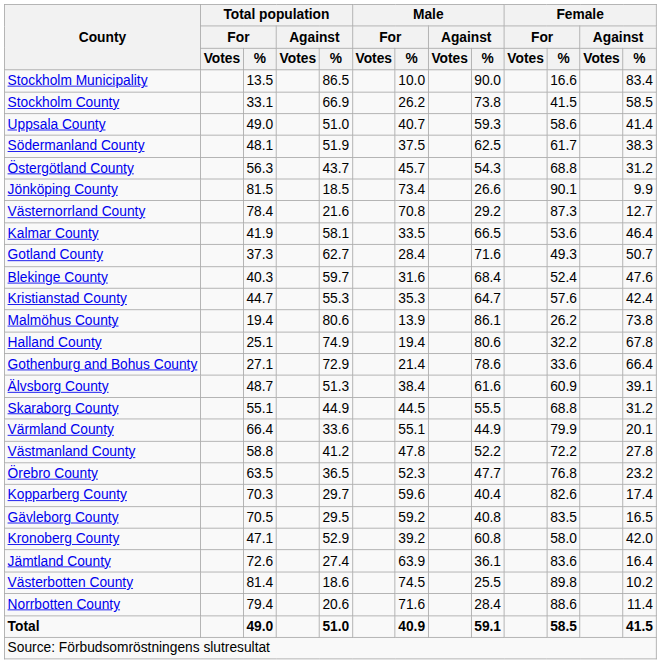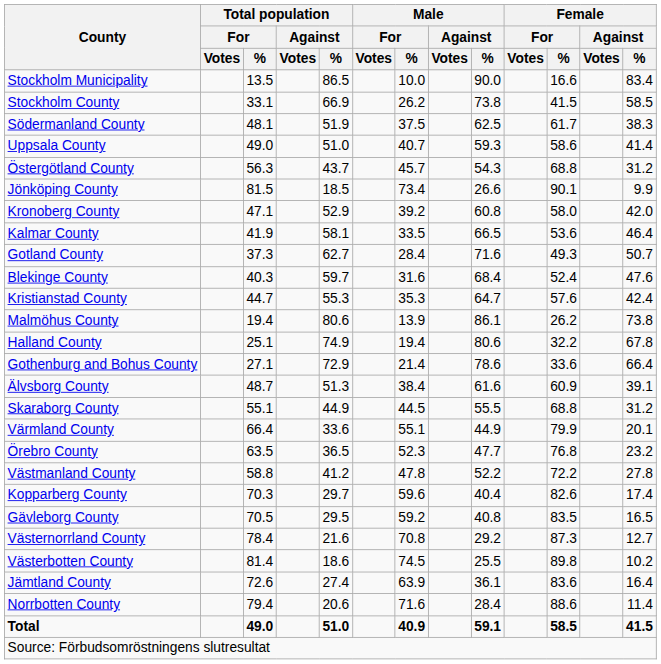rows swapped: (57, 124) <-> (76, 146)
rows swapped: (63, 539) <-> (76, 211)
rows swapped: (53, 473) <-> (71, 451)
rows swapped: (59, 560) <-> (70, 582)
